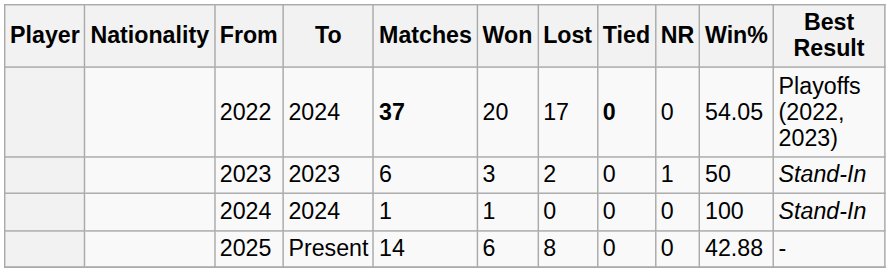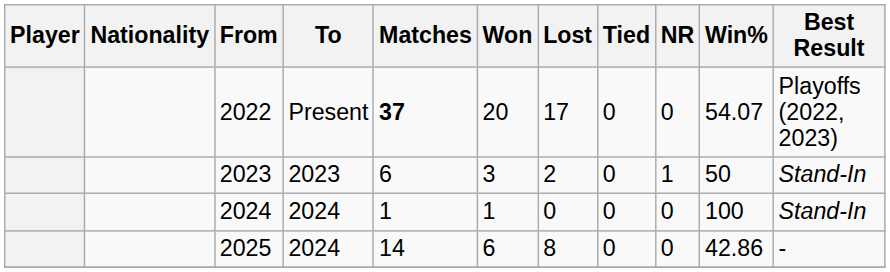(314, 111) 2024 -> (328, 111) Present
(609, 111) bold -> (609, 111) normal
(734, 111) 54.05 -> (734, 111) 54.07
(328, 248) Present -> (314, 248) 2024
(734, 248) 42.88 -> (734, 248) 42.86
